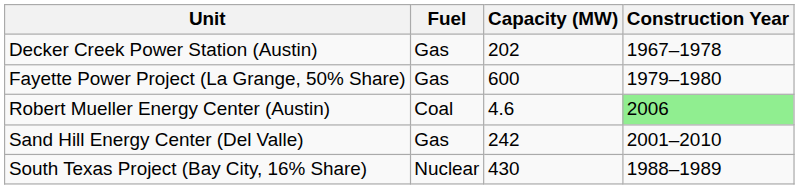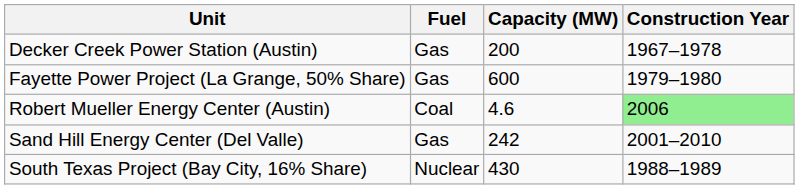(504, 49) 202 -> (504, 49) 200
